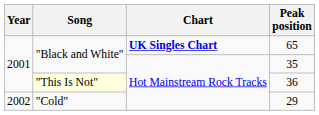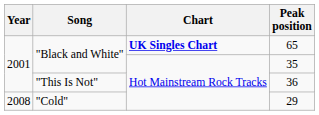(67, 82) lightyellow background -> (67, 82) no background
(19, 100) 2002 -> (19, 100) 2008
